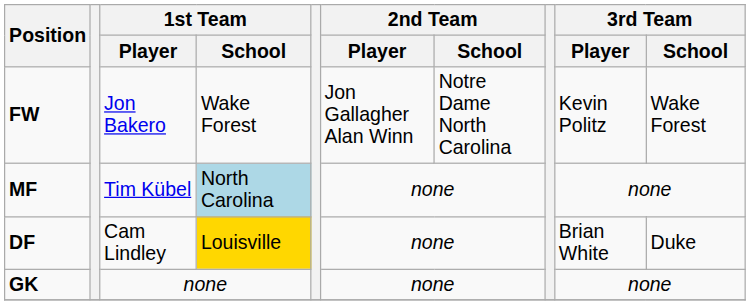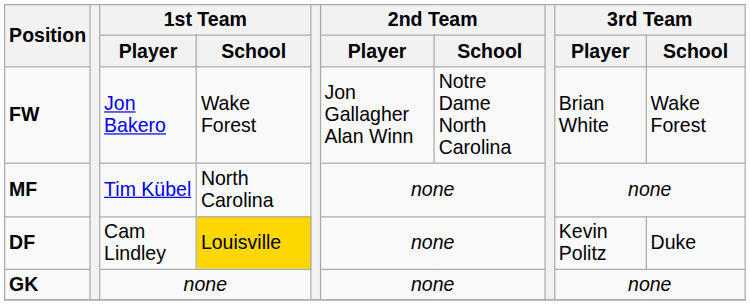(583, 114) Kevin Politz -> (584, 114) Brian White
(237, 189) lightblue background -> (237, 189) no background
(584, 242) Brian White -> (583, 242) Kevin Politz
